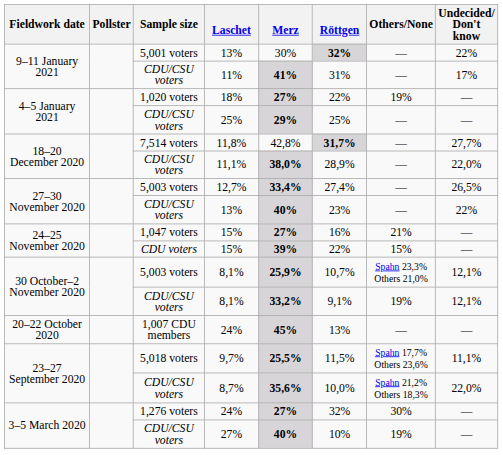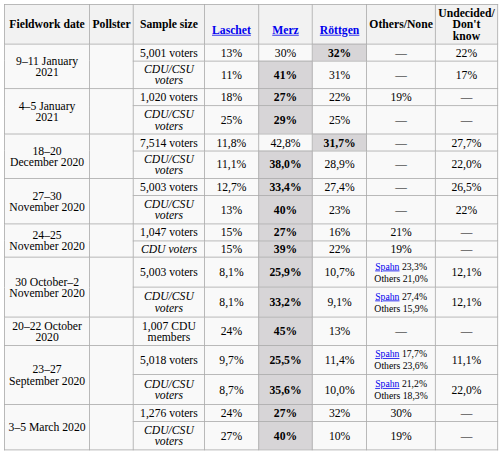(401, 249) 15% -> (401, 249) 19%
(401, 302) 19% -> (401, 303) Spahn 27,4% Others 15,9%
(340, 359) 11,5% -> (340, 360) 11,4%
